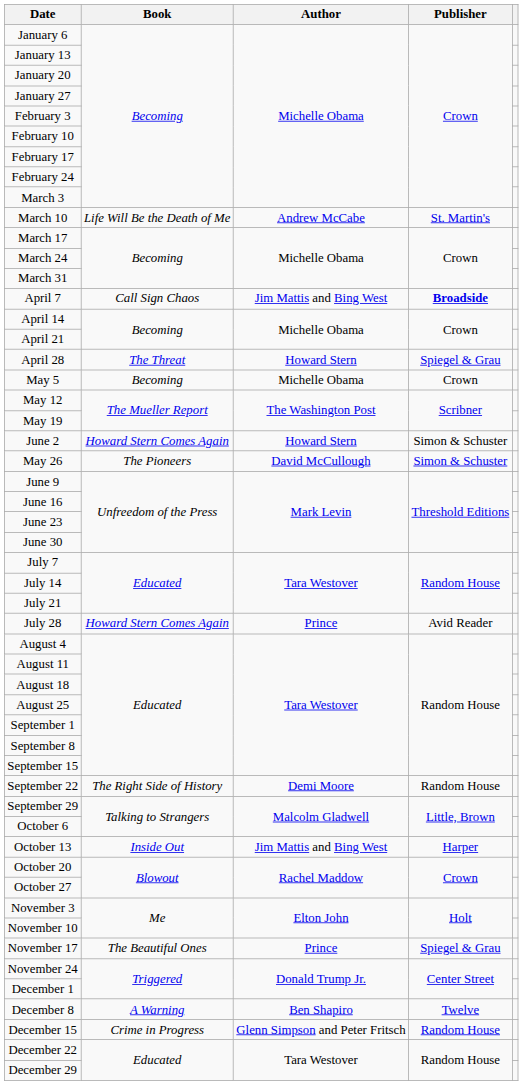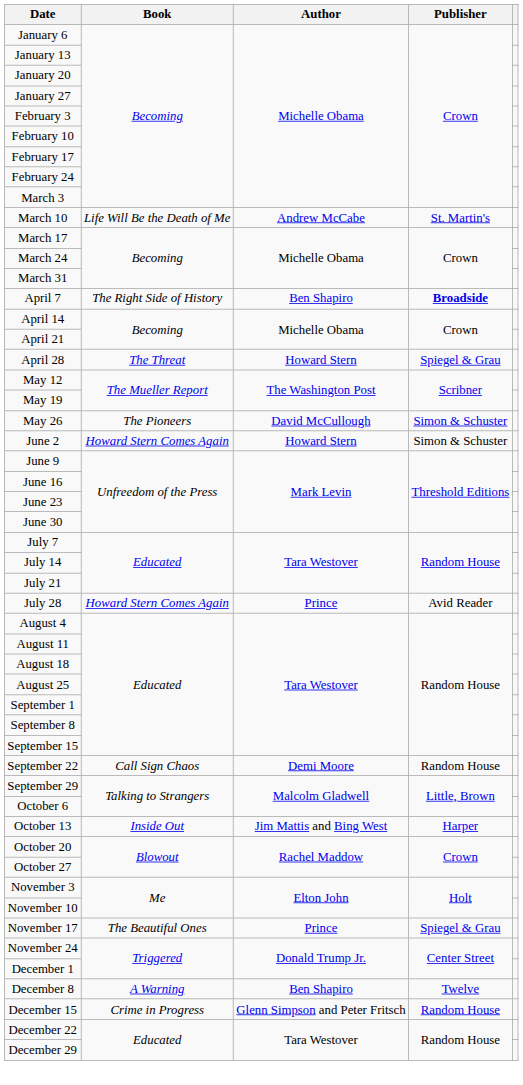(157, 298) Call Sign Chaos -> (157, 298) The Right Side of History
(321, 298) Jim Mattis and Bing West -> (321, 298) Ben Shapiro
- row: (43, 380)
rows swapped: (43, 461) <-> (43, 440)
(157, 786) The Right Side of History -> (157, 765) Call Sign Chaos
